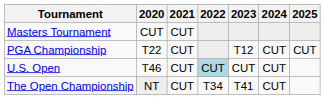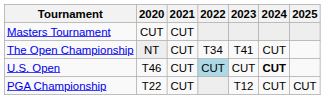rows swapped: (57, 50) <-> (70, 86)
(274, 68) normal -> (274, 68) bold
